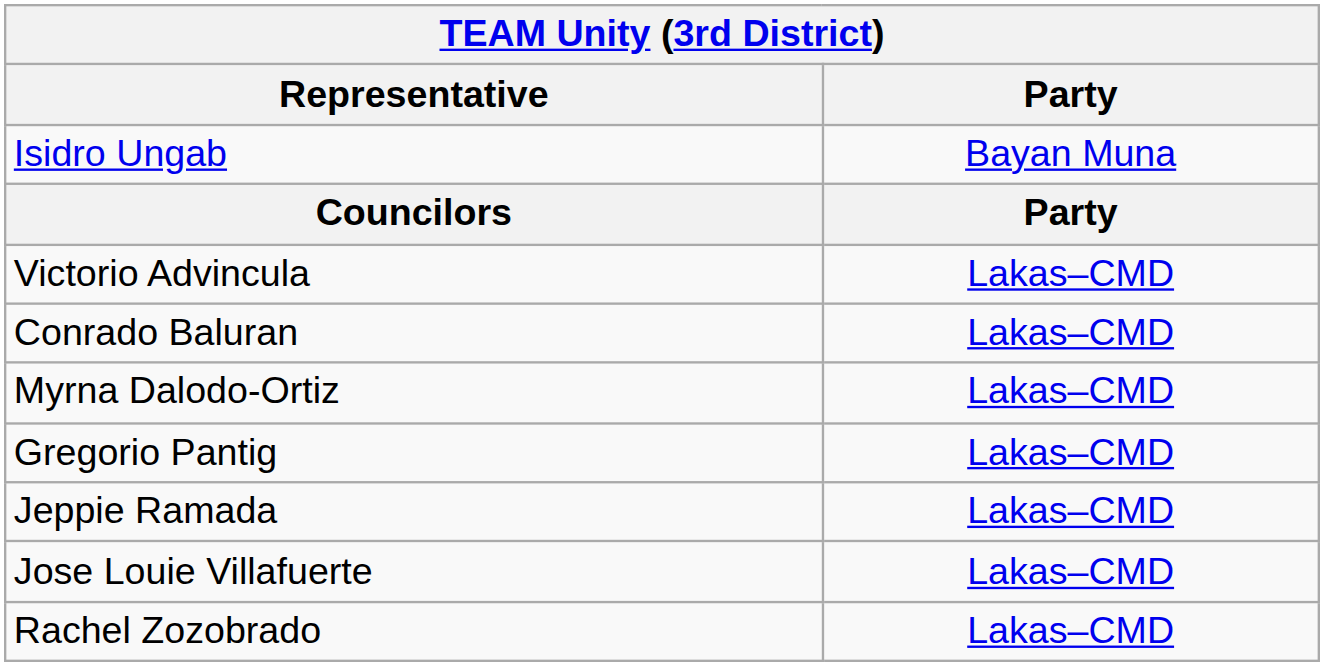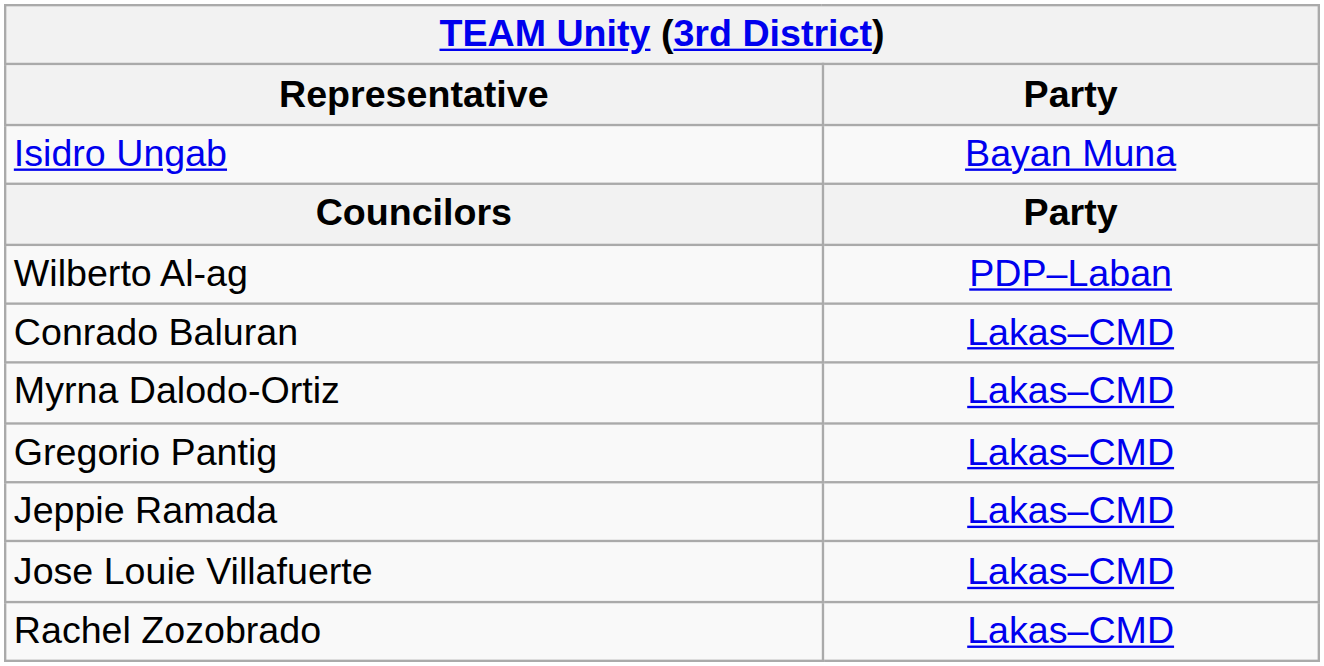- row: (162, 272)
+ row: (131, 272)
